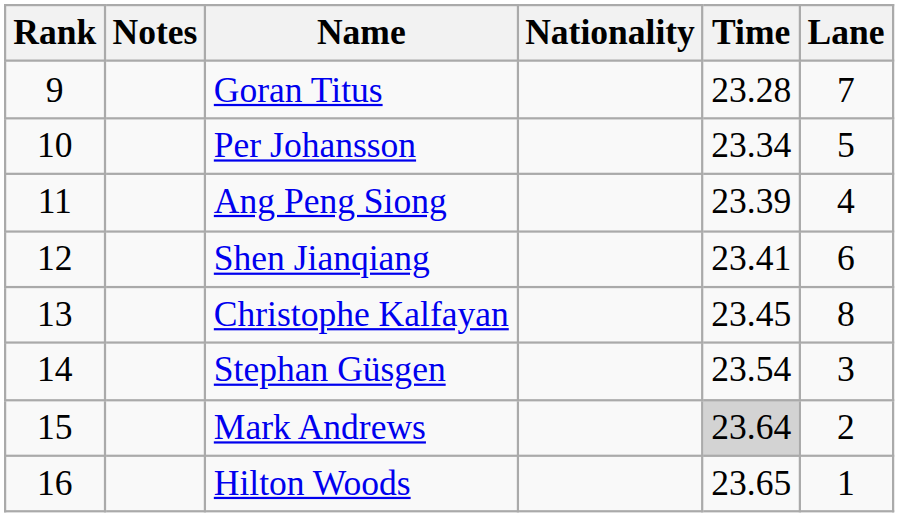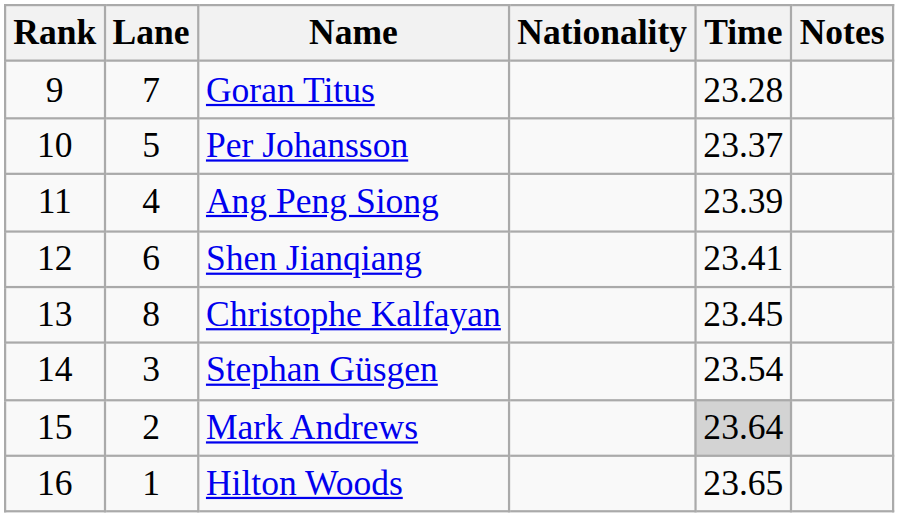columns swapped: (846, 32) <-> (155, 32)
(751, 145) 23.34 -> (743, 145) 23.37
